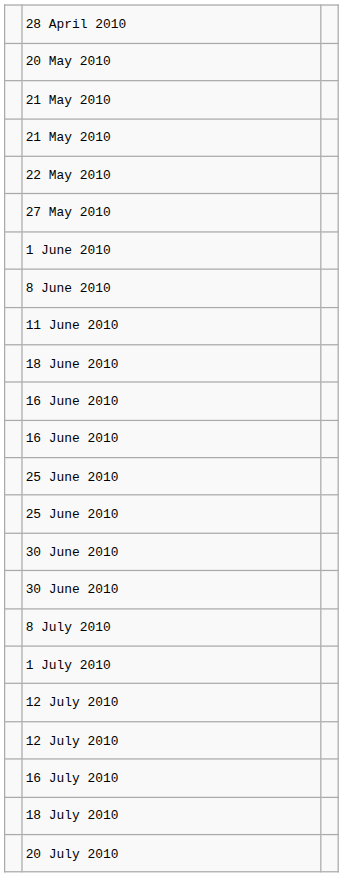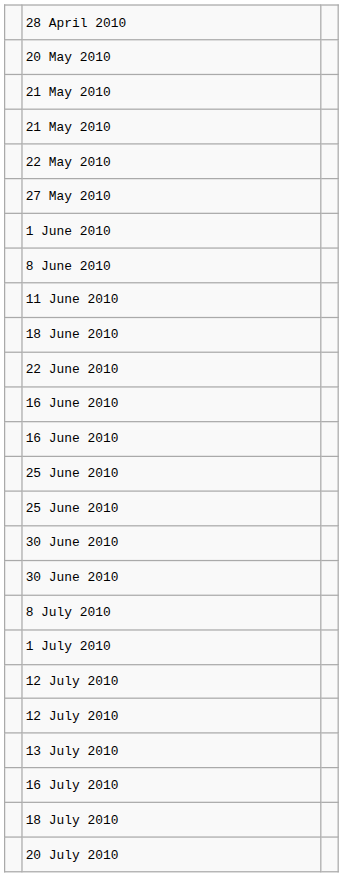+ row: (14, 369)
+ row: (14, 751)
